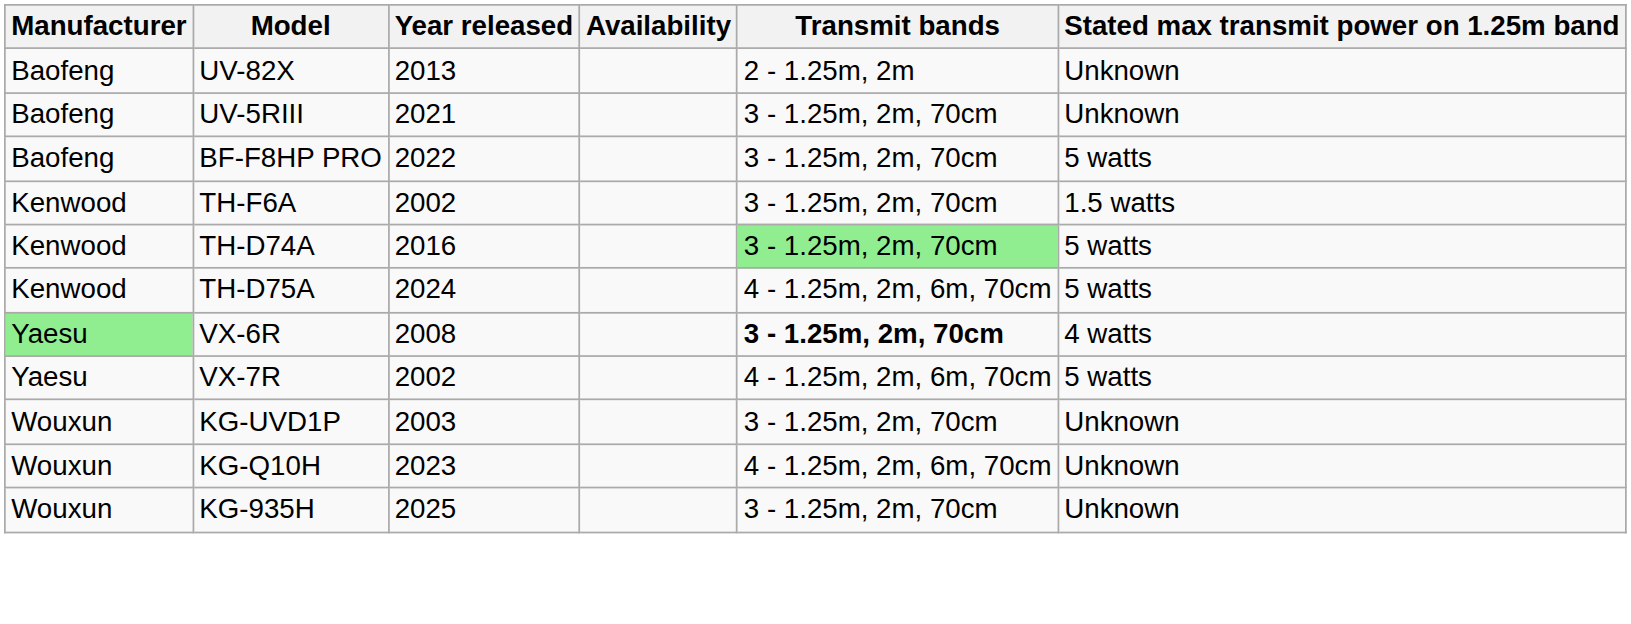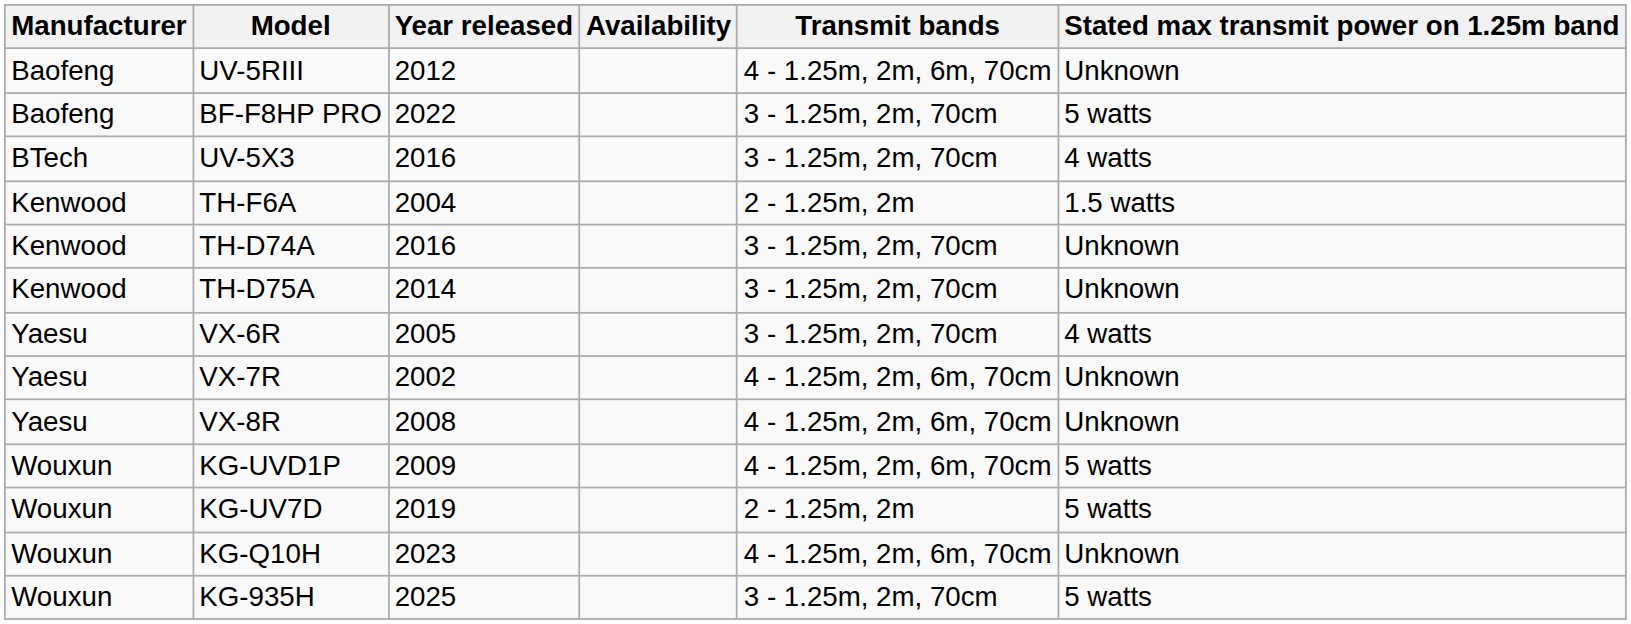- row: (247, 70)
(425, 114) 2021 -> (425, 70) 2012
(871, 114) 3 - 1.25m, 2m, 70cm -> (898, 70) 4 - 1.25m, 2m, 6m, 70cm
+ row: (247, 158)
(425, 202) 2002 -> (425, 202) 2004
(871, 202) 3 - 1.25m, 2m, 70cm -> (829, 202) 2 - 1.25m, 2m
(871, 245) lightgreen background -> (871, 245) no background
(1108, 245) 5 watts -> (1122, 245) Unknown
(425, 289) 2024 -> (425, 289) 2014
(898, 289) 4 - 1.25m, 2m, 6m, 70cm -> (871, 289) 3 - 1.25m, 2m, 70cm
(1108, 289) 5 watts -> (1122, 289) Unknown
(49, 333) lightgreen background -> (49, 333) no background
(425, 333) 2008 -> (425, 333) 2005
(874, 333) bold -> (871, 333) normal
(1108, 377) 5 watts -> (1122, 377) Unknown
+ row: (240, 421)
(425, 421) 2003 -> (425, 465) 2009
(871, 421) 3 - 1.25m, 2m, 70cm -> (898, 465) 4 - 1.25m, 2m, 6m, 70cm
(1122, 421) Unknown -> (1108, 465) 5 watts
+ row: (261, 509)
(1122, 509) Unknown -> (1108, 597) 5 watts
